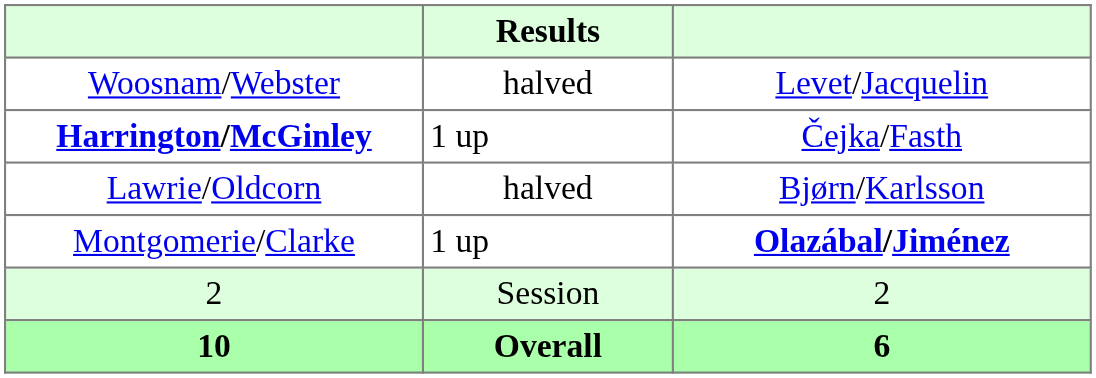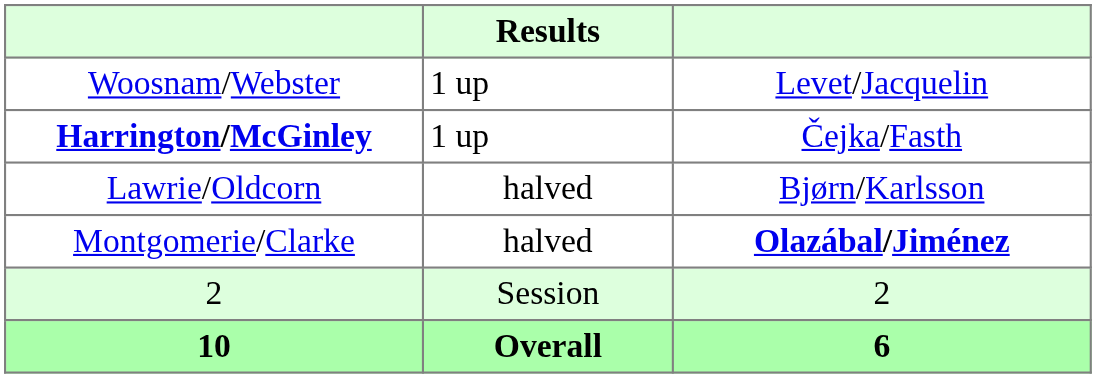(548, 83) halved -> (460, 83) 1 up
(460, 240) 1 up -> (548, 240) halved
